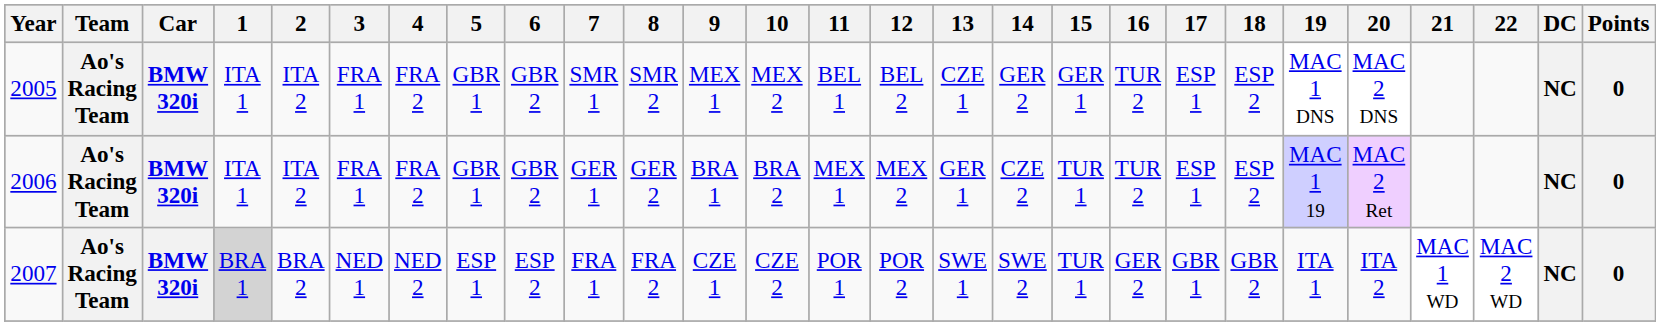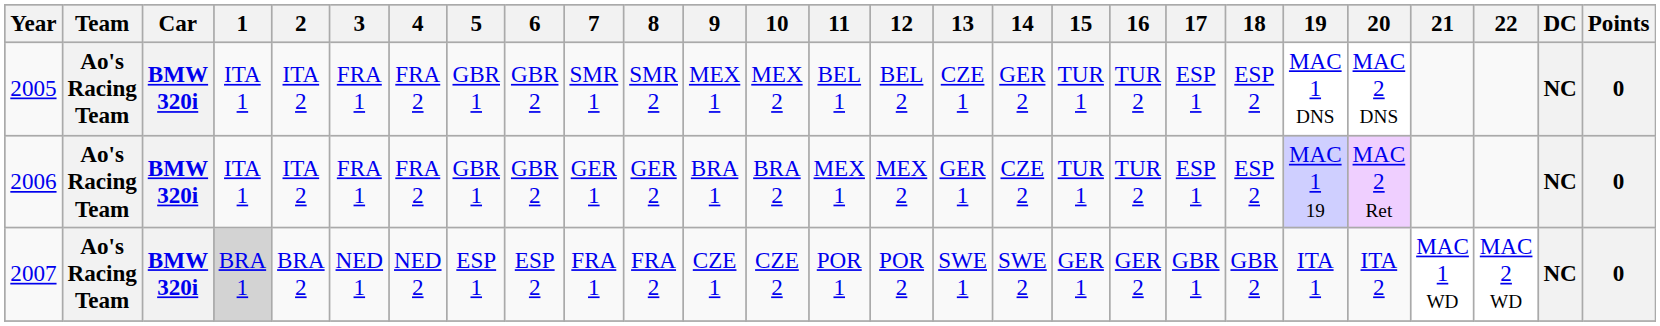(1081, 88) GER 1 -> (1081, 88) TUR 1
(1081, 273) TUR 1 -> (1081, 273) GER 1
